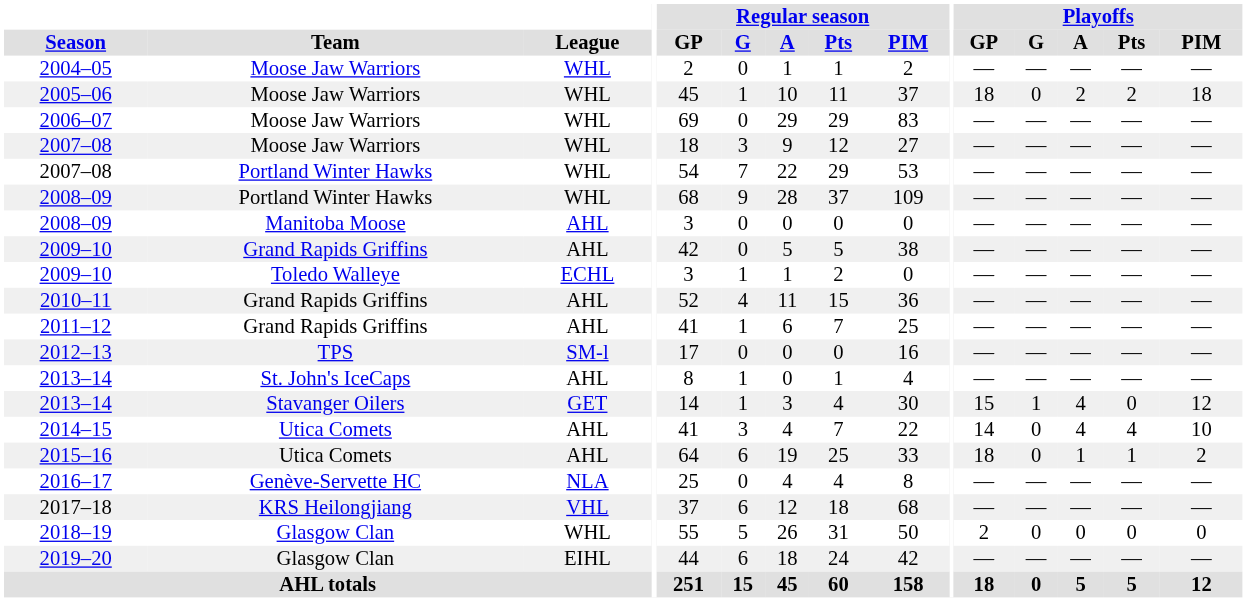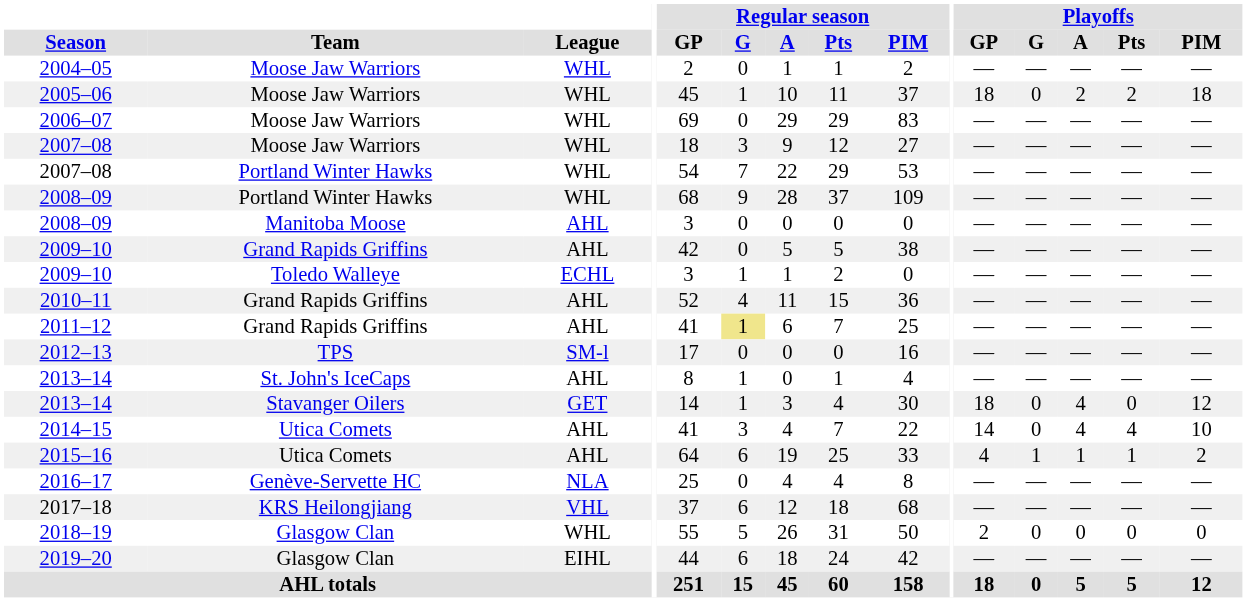(743, 326) no background -> (743, 326) khaki background
(984, 403) 15 -> (984, 403) 18
(1036, 403) 1 -> (1036, 403) 0
(984, 455) 18 -> (984, 455) 4
(1036, 455) 0 -> (1036, 455) 1
